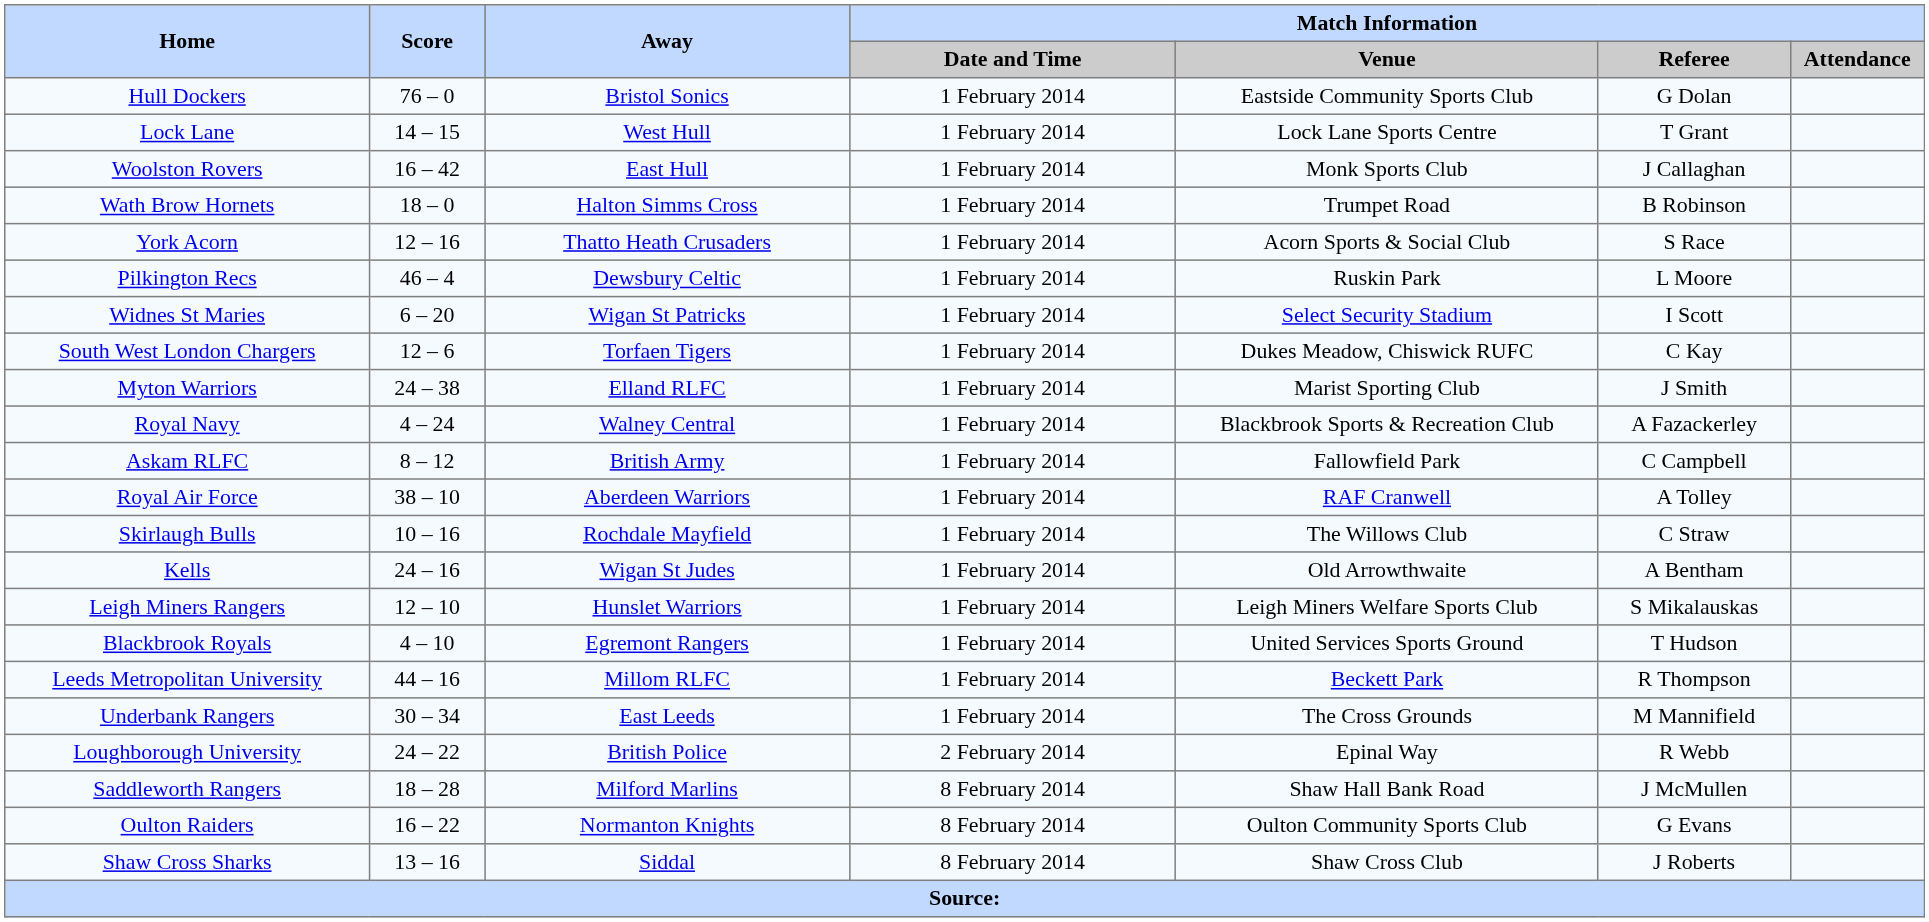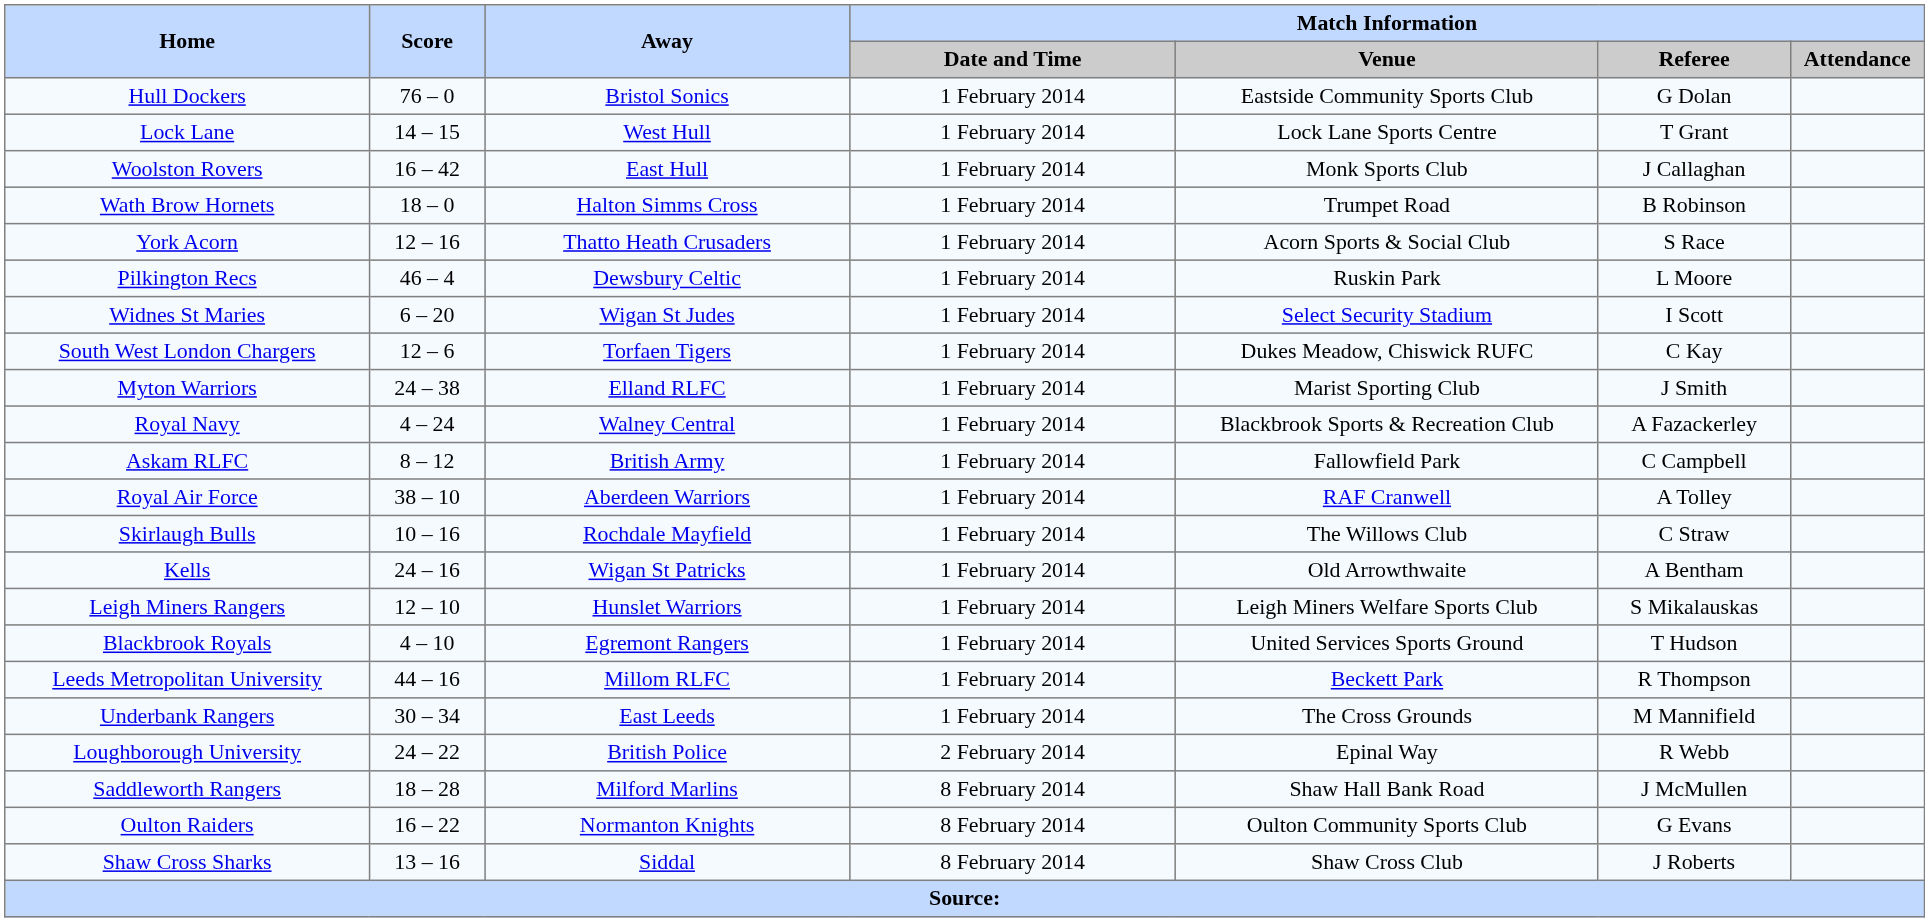(667, 314) Wigan St Patricks -> (667, 314) Wigan St Judes
(667, 569) Wigan St Judes -> (667, 569) Wigan St Patricks
